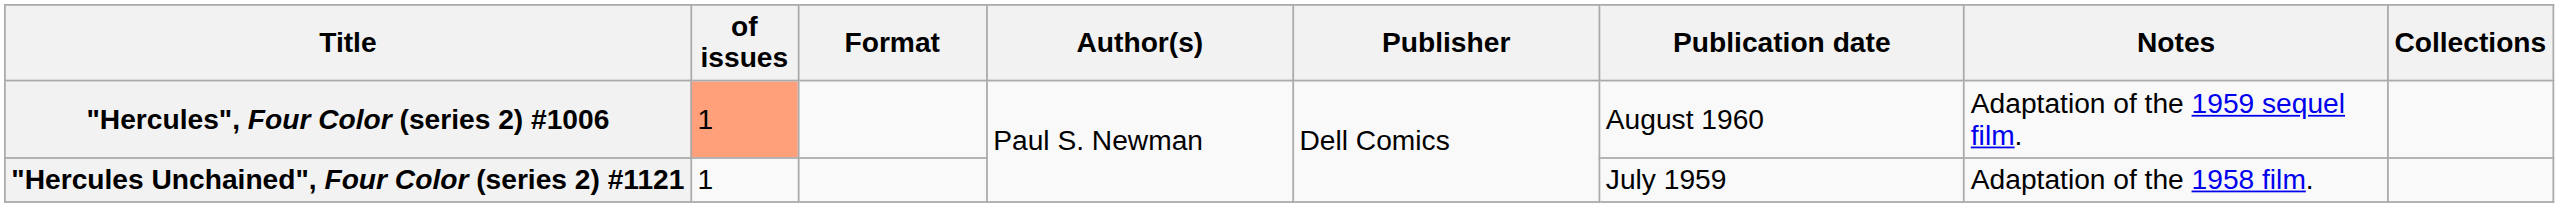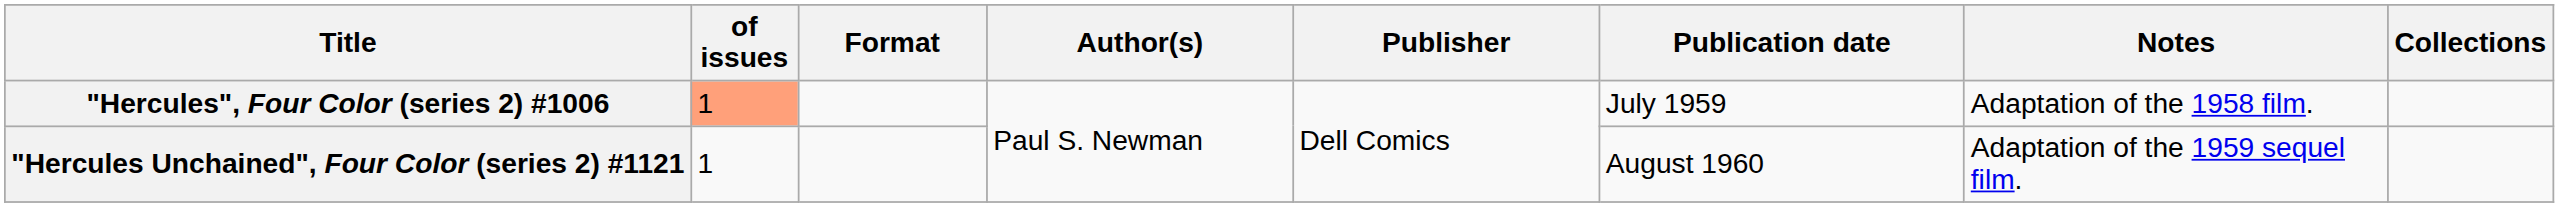(1685, 119) August 1960 -> (1666, 103) July 1959
(2158, 119) Adaptation of the 1959 sequel film. -> (2142, 103) Adaptation of the 1958 film.
(1666, 179) July 1959 -> (1685, 163) August 1960
(2142, 179) Adaptation of the 1958 film. -> (2158, 163) Adaptation of the 1959 sequel film.
